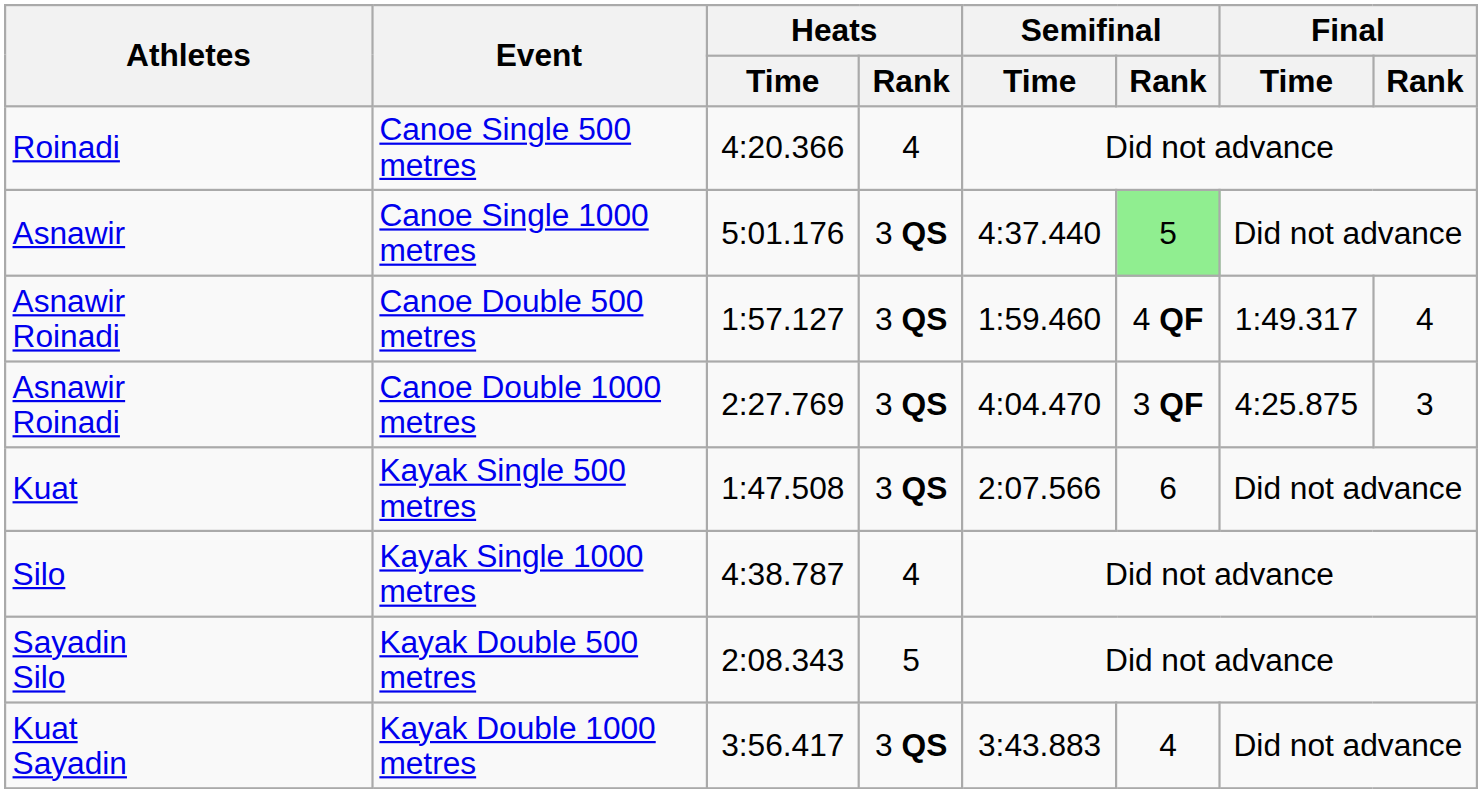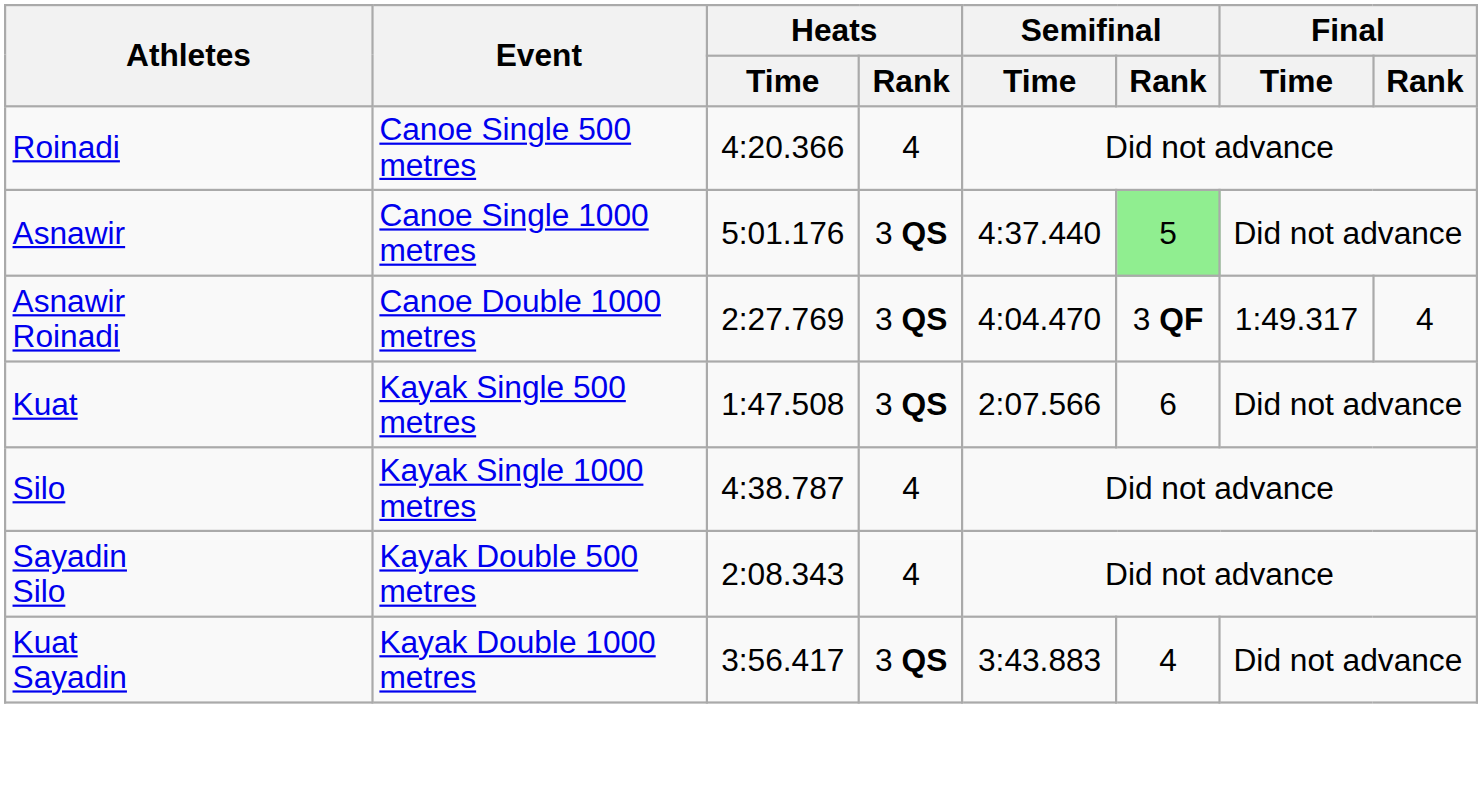- row: (511, 319)
(1296, 404) 4:25.875 -> (1296, 319) 1:49.317
(1425, 404) 3 -> (1425, 319) 4
(911, 660) 5 -> (911, 574) 4
